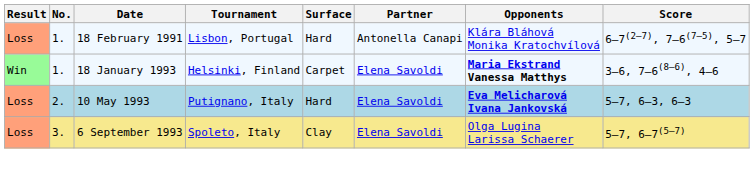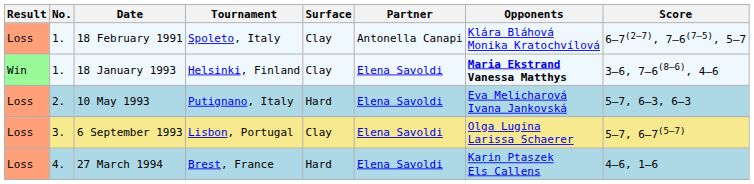(241, 38) Lisbon, Portugal -> (234, 38) Spoleto, Italy
(319, 38) Hard -> (319, 38) Clay
(325, 69) Carpet -> (319, 69) Clay
(517, 101) bold -> (517, 101) normal
(234, 132) Spoleto, Italy -> (241, 132) Lisbon, Portugal
+ row: (120, 163)
